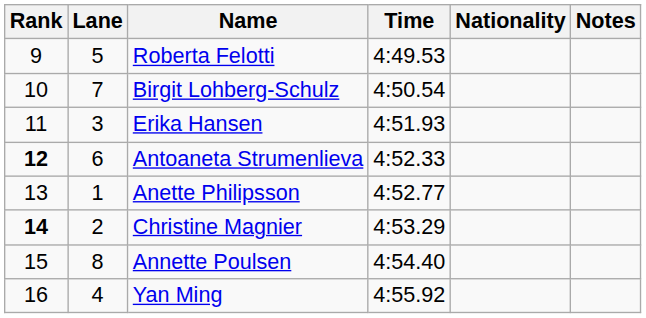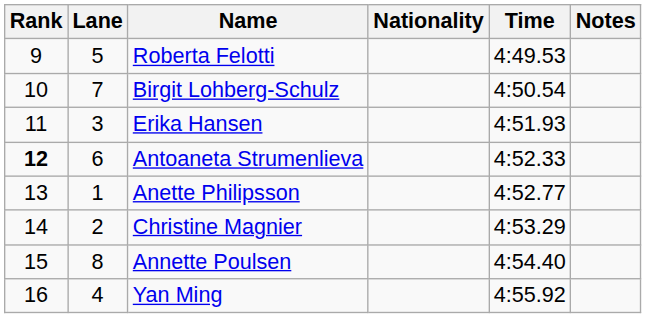columns swapped: (511, 21) <-> (409, 21)
(36, 227) bold -> (36, 227) normal
